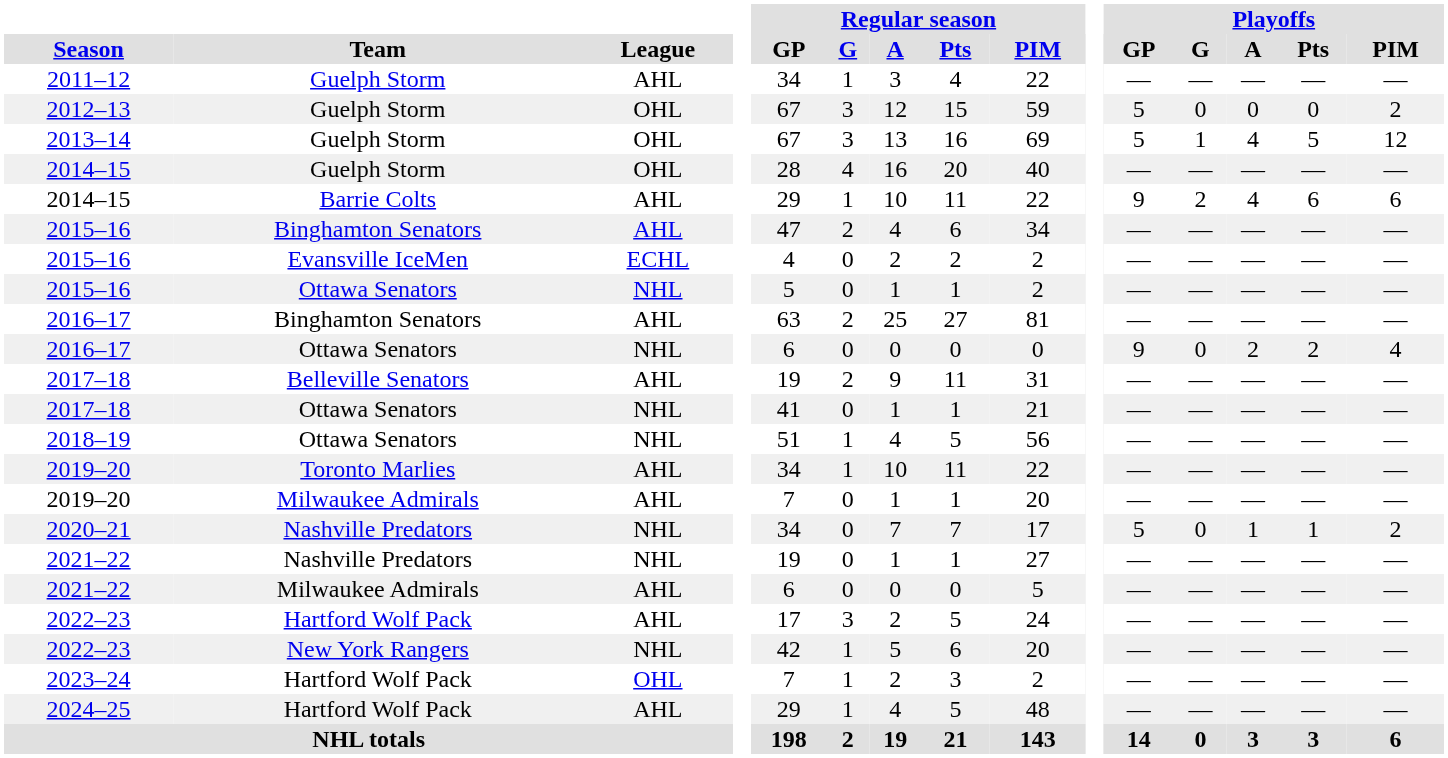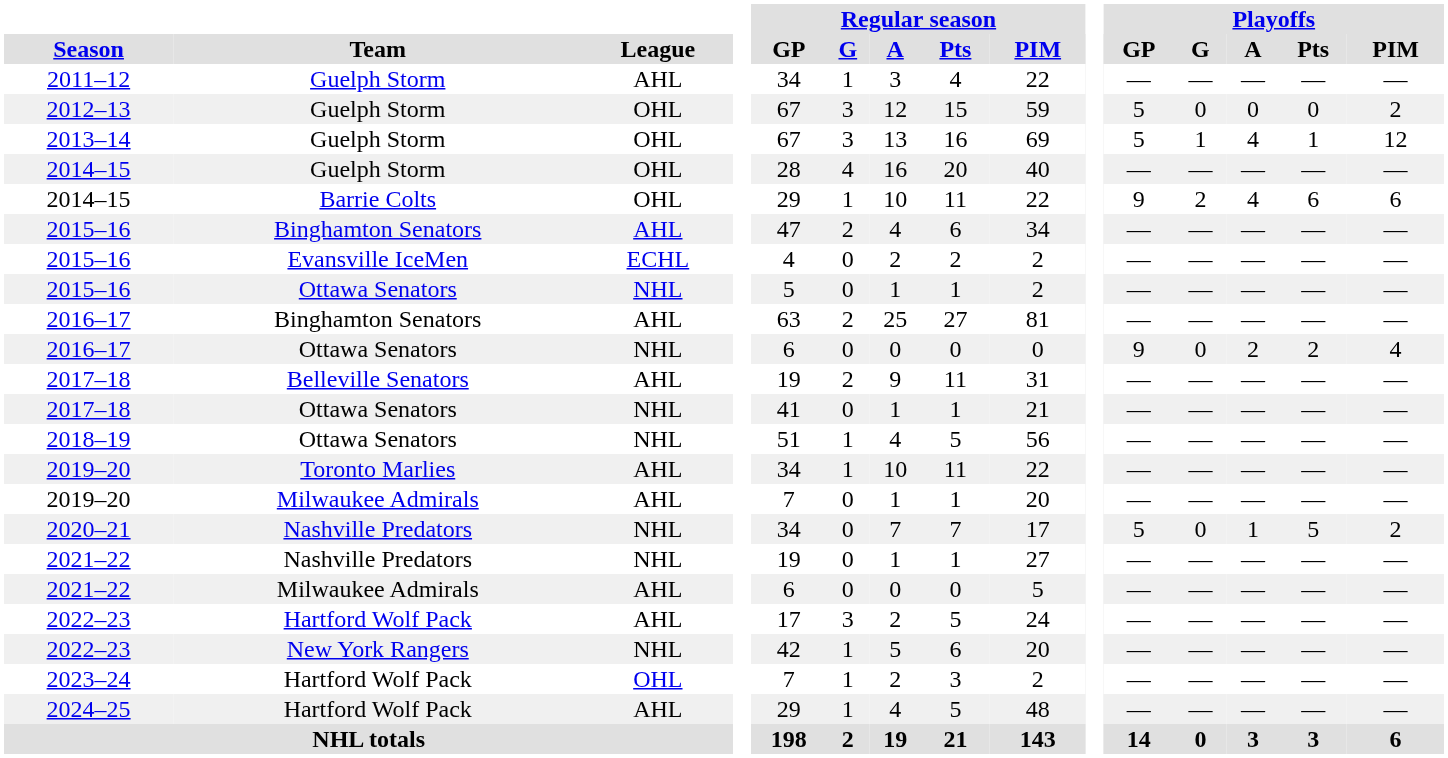(1313, 138) 5 -> (1313, 138) 1
(658, 198) AHL -> (658, 198) OHL
(1313, 528) 1 -> (1313, 528) 5
